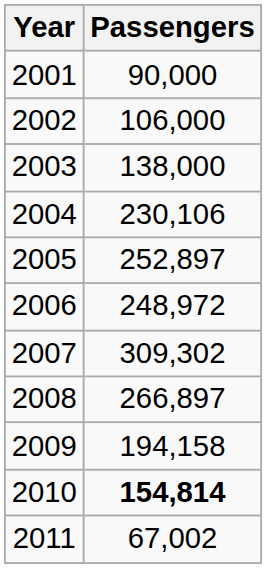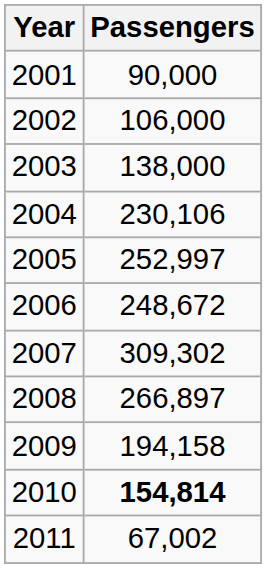(173, 259) 252,897 -> (173, 259) 252,997
(173, 306) 248,972 -> (173, 306) 248,672
